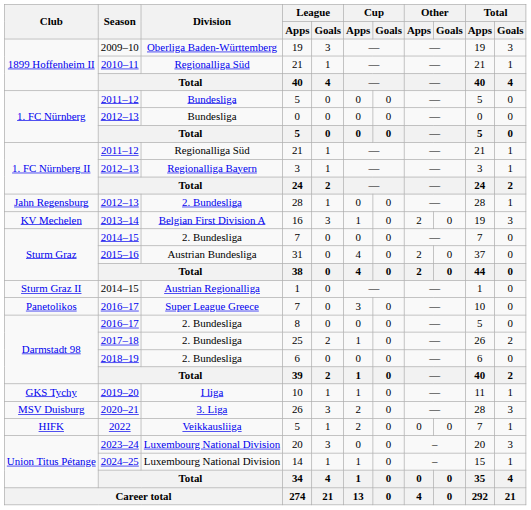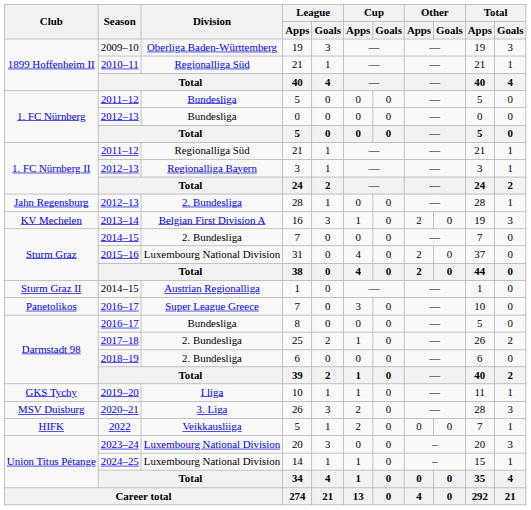(212, 254) Austrian Bundesliga -> (212, 254) Luxembourg National Division
(212, 323) 2. Bundesliga -> (212, 323) Bundesliga
